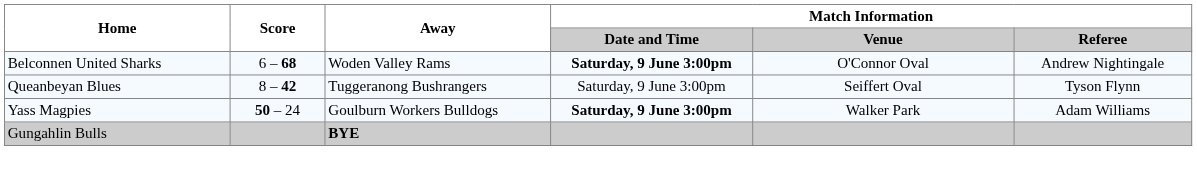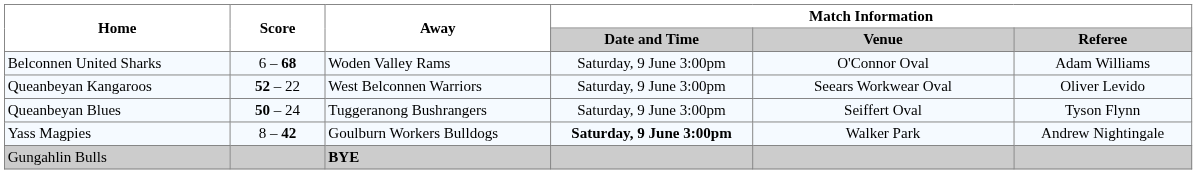(651, 63) bold -> (651, 63) normal
(1103, 63) Andrew Nightingale -> (1103, 63) Adam Williams
+ row: (80, 86)
(278, 86) 8 – 42 -> (278, 110) 50 – 24
(278, 110) 50 – 24 -> (278, 133) 8 – 42
(1103, 110) Adam Williams -> (1103, 133) Andrew Nightingale
